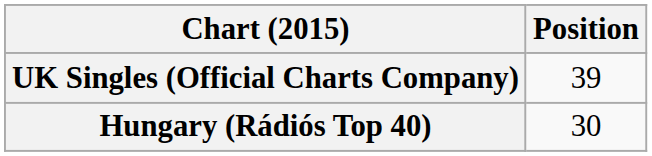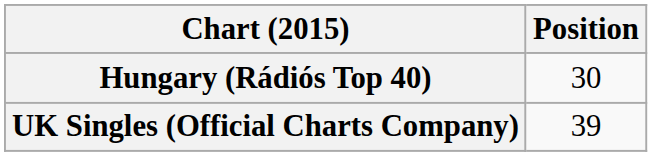rows swapped: (265, 126) <-> (265, 77)
